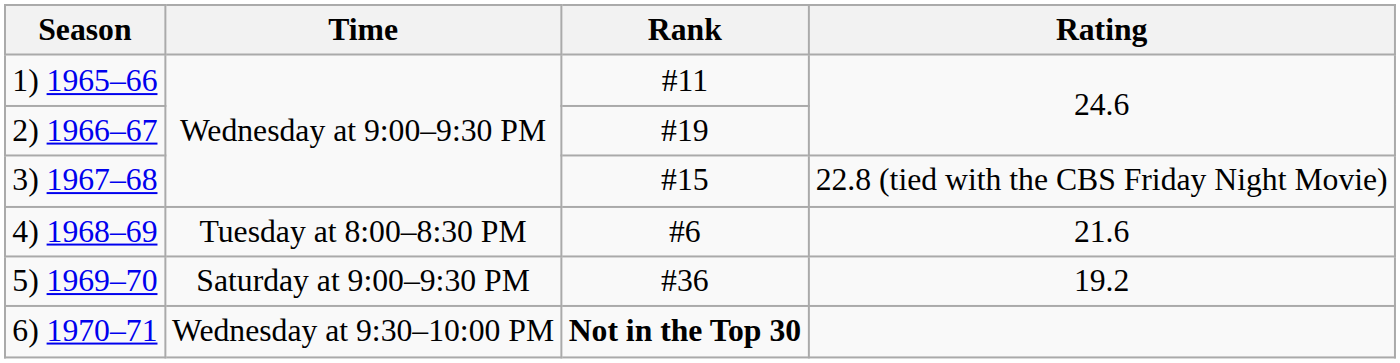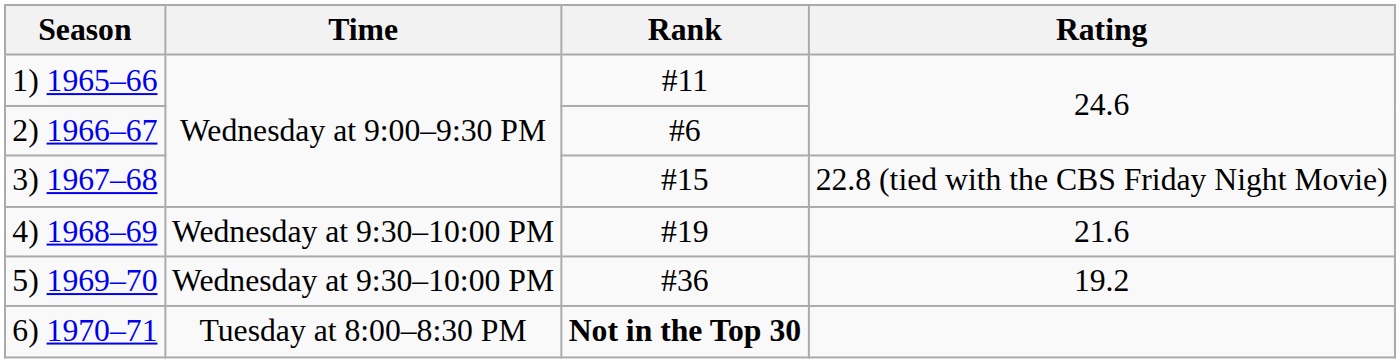(685, 130) #19 -> (685, 130) #6
(363, 230) Tuesday at 8:00–8:30 PM -> (363, 230) Wednesday at 9:30–10:00 PM
(685, 230) #6 -> (685, 230) #19
(363, 280) Saturday at 9:00–9:30 PM -> (363, 280) Wednesday at 9:30–10:00 PM
(363, 331) Wednesday at 9:30–10:00 PM -> (363, 331) Tuesday at 8:00–8:30 PM
